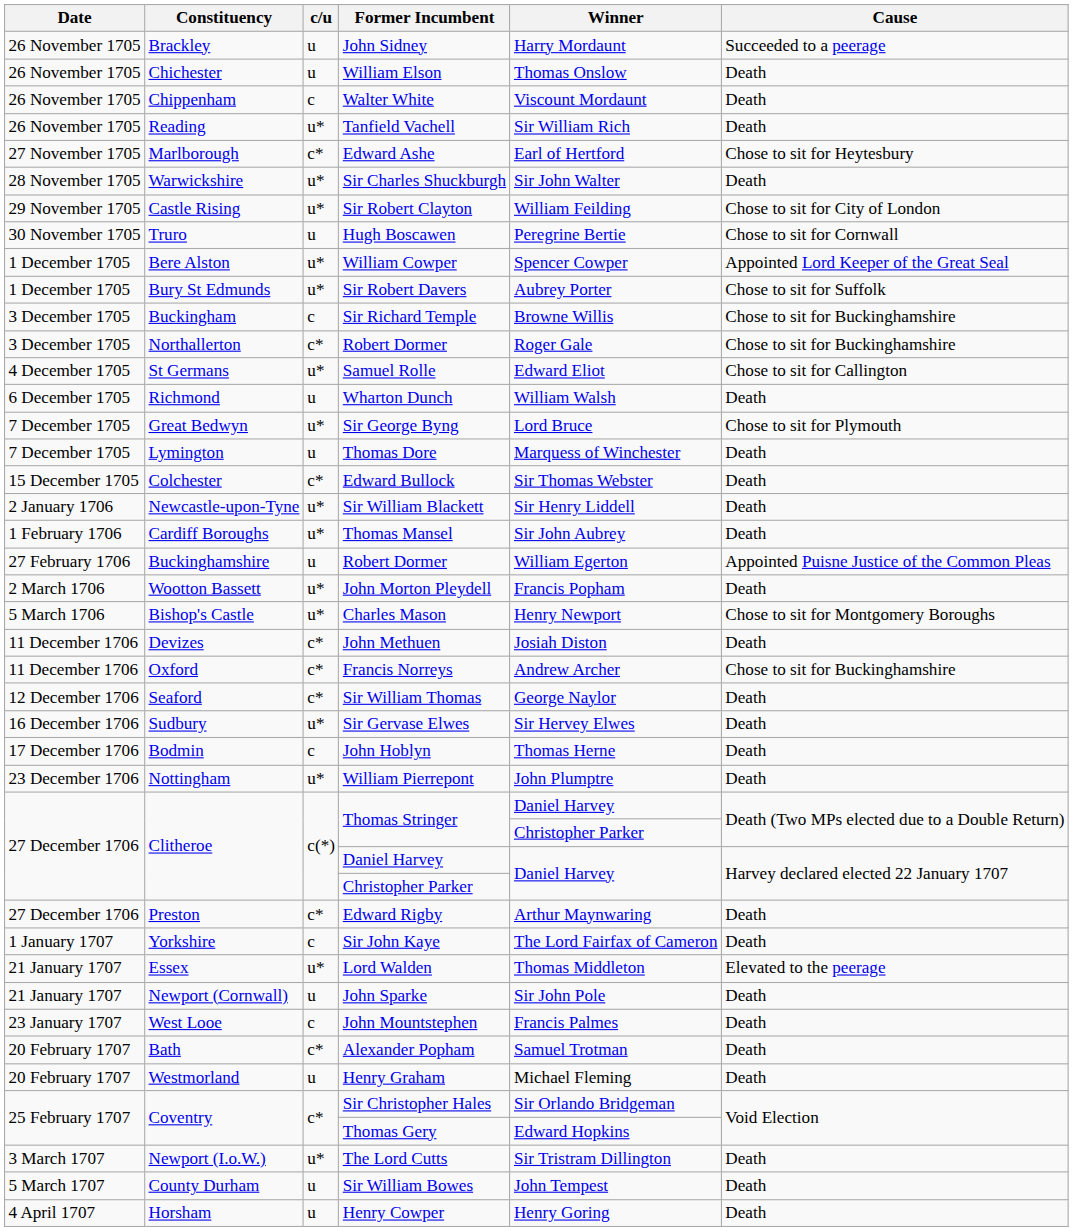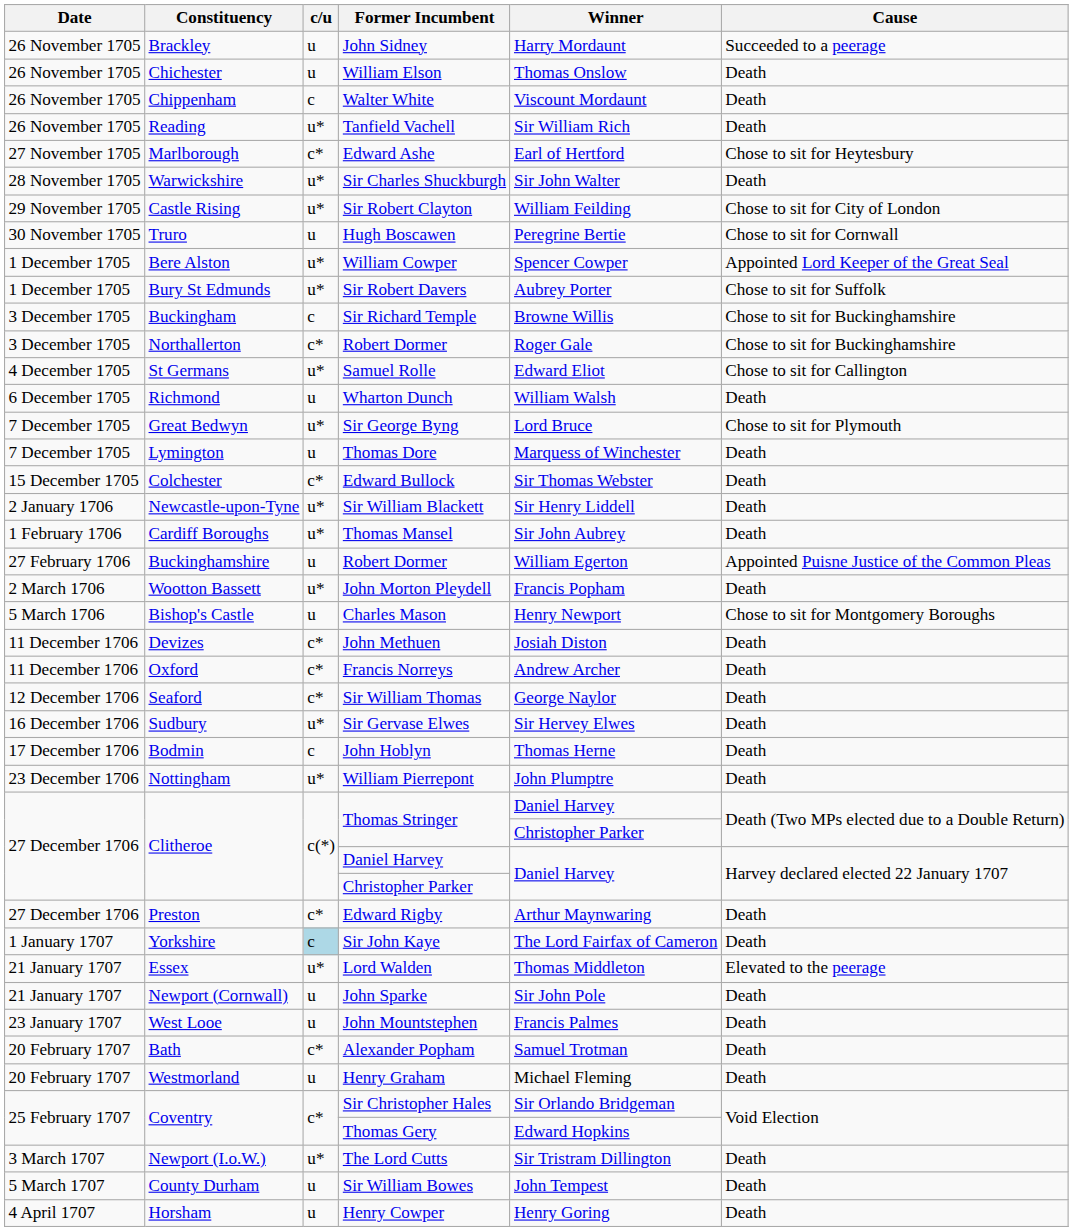(316, 615) u* -> (312, 615) u
(840, 669) Chose to sit for Buckinghamshire -> (746, 669) Death
(311, 941) no background -> (311, 941) lightblue background
(311, 1022) c -> (312, 1022) u
